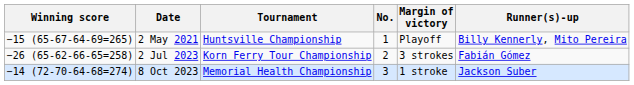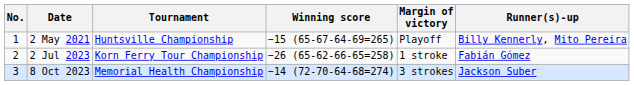columns swapped: (385, 18) <-> (70, 18)
(426, 56) 3 strokes -> (423, 56) 1 stroke
(423, 73) 1 stroke -> (426, 73) 3 strokes
